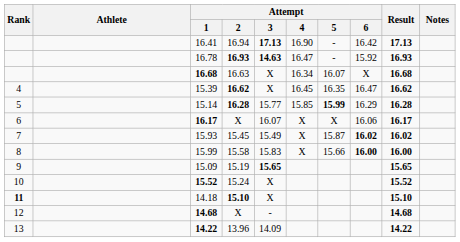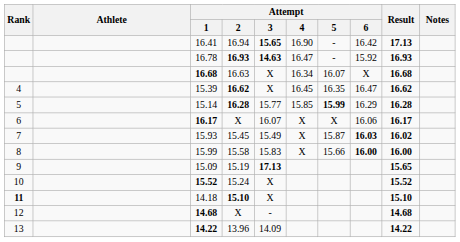(270, 43) 17.13 -> (270, 43) 15.65
(366, 136) 16.02 -> (366, 136) 16.03
(270, 167) 15.65 -> (270, 167) 17.13
